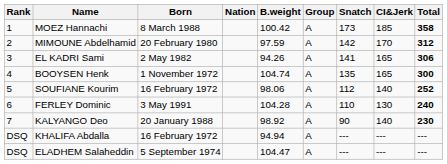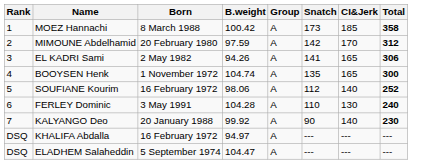- column: (240, 12)
(272, 120) 98.92 -> (237, 120) 99.92
(272, 136) 94.94 -> (237, 136) 94.97
